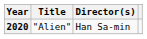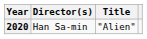columns swapped: (52, 12) <-> (106, 12)
